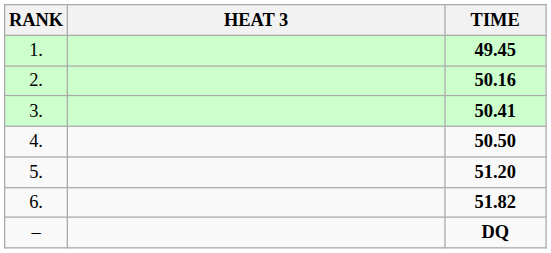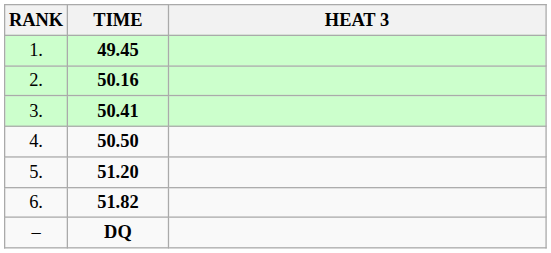columns swapped: (256, 20) <-> (495, 20)
